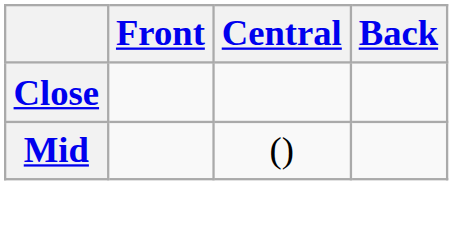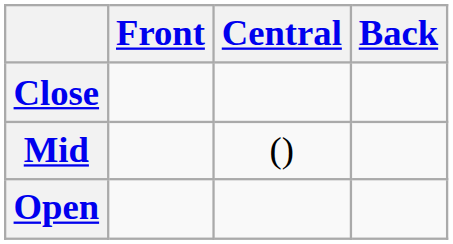+ row: (56, 207)
